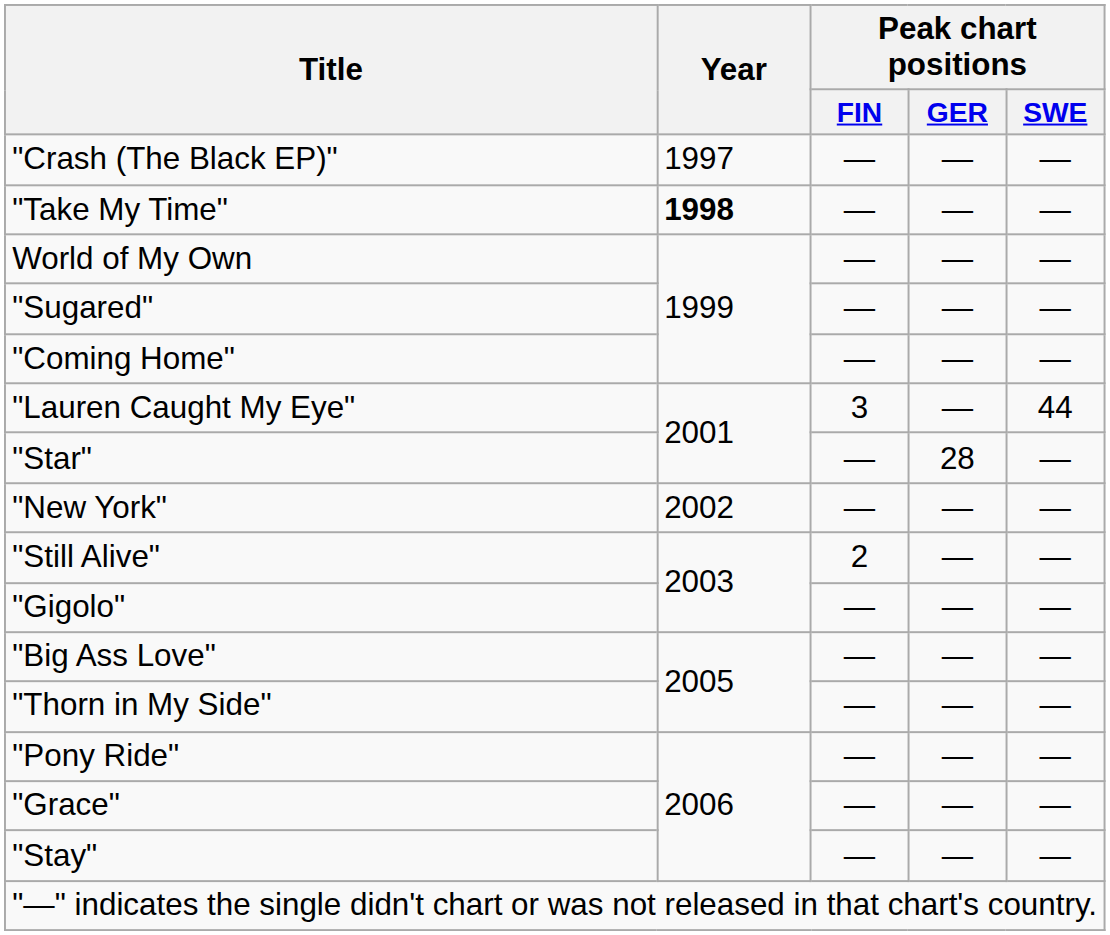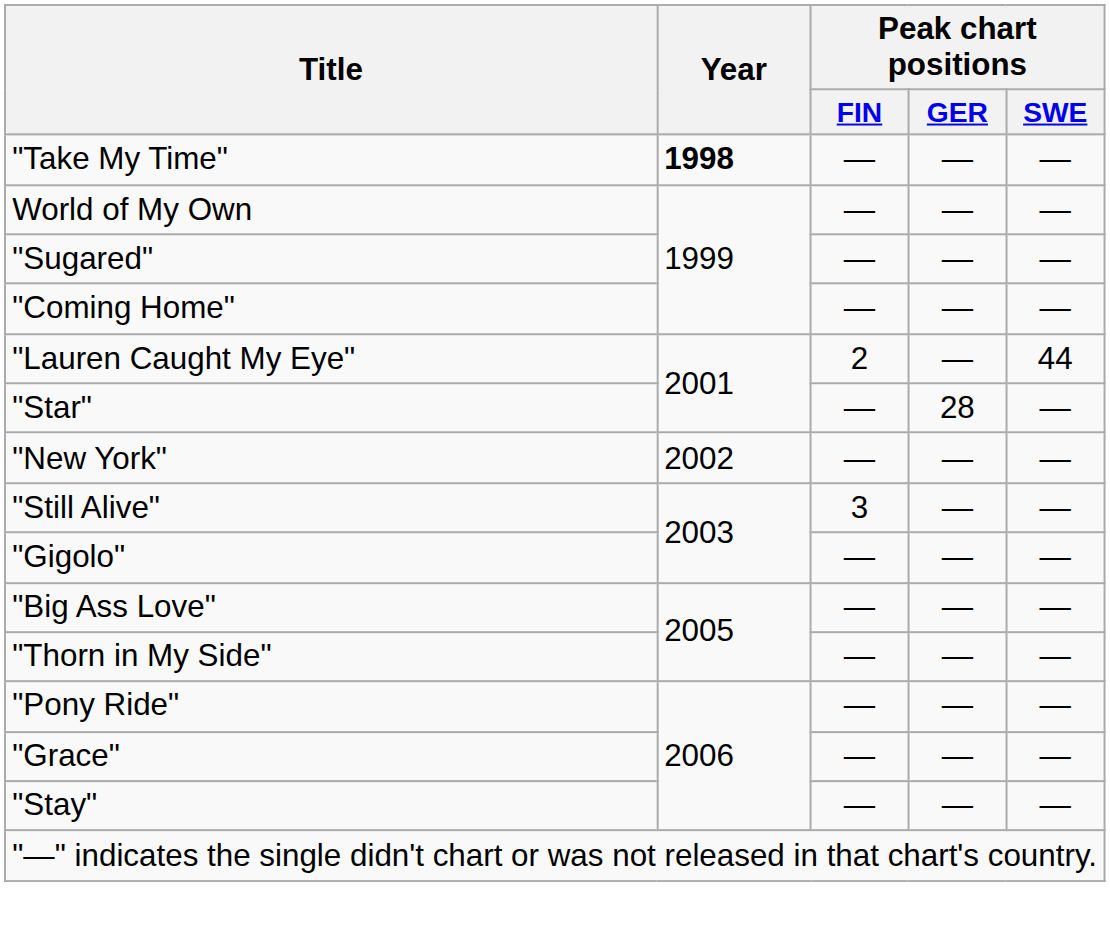- row: (175, 158)
(860, 407) 3 -> (860, 357) 2
(860, 556) 2 -> (860, 507) 3
